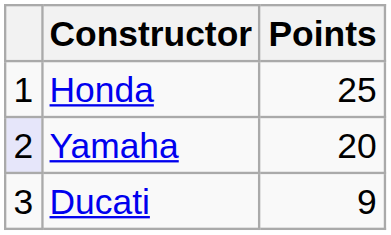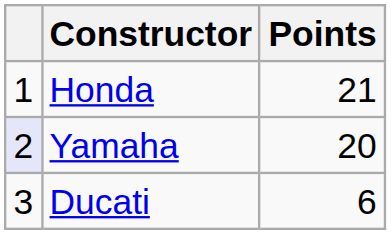(357, 89) 25 -> (357, 89) 21
(367, 202) 9 -> (367, 202) 6
